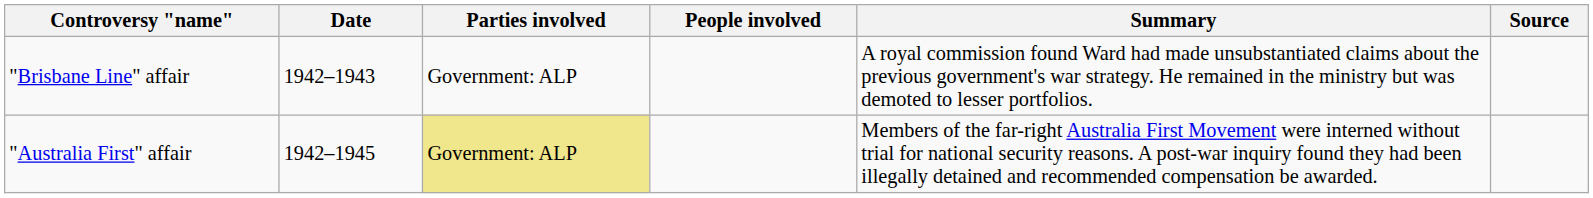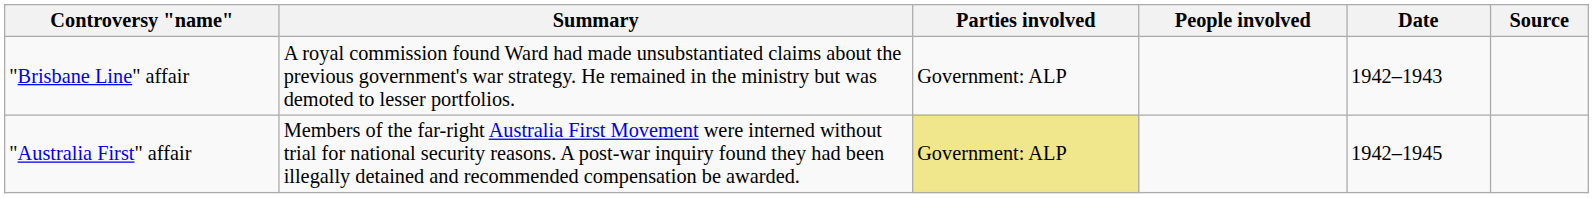columns swapped: (351, 20) <-> (1173, 20)
